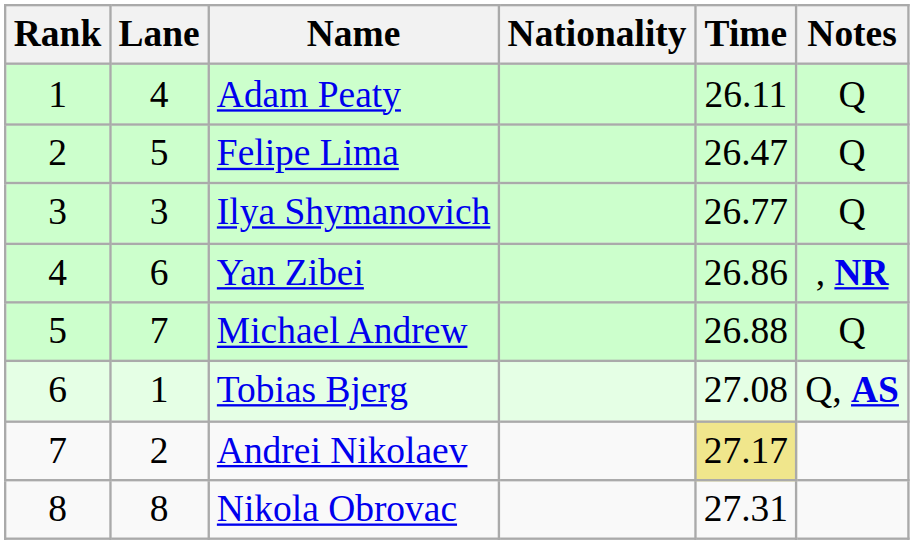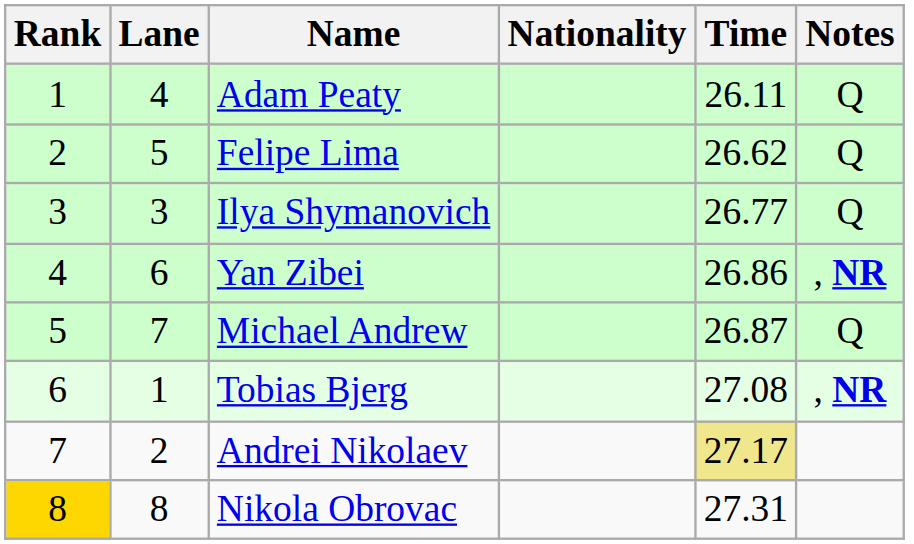(746, 152) 26.47 -> (746, 152) 26.62
(746, 331) 26.88 -> (746, 331) 26.87
(852, 390) Q, AS -> (850, 390) , NR
(57, 509) no background -> (57, 509) gold background
